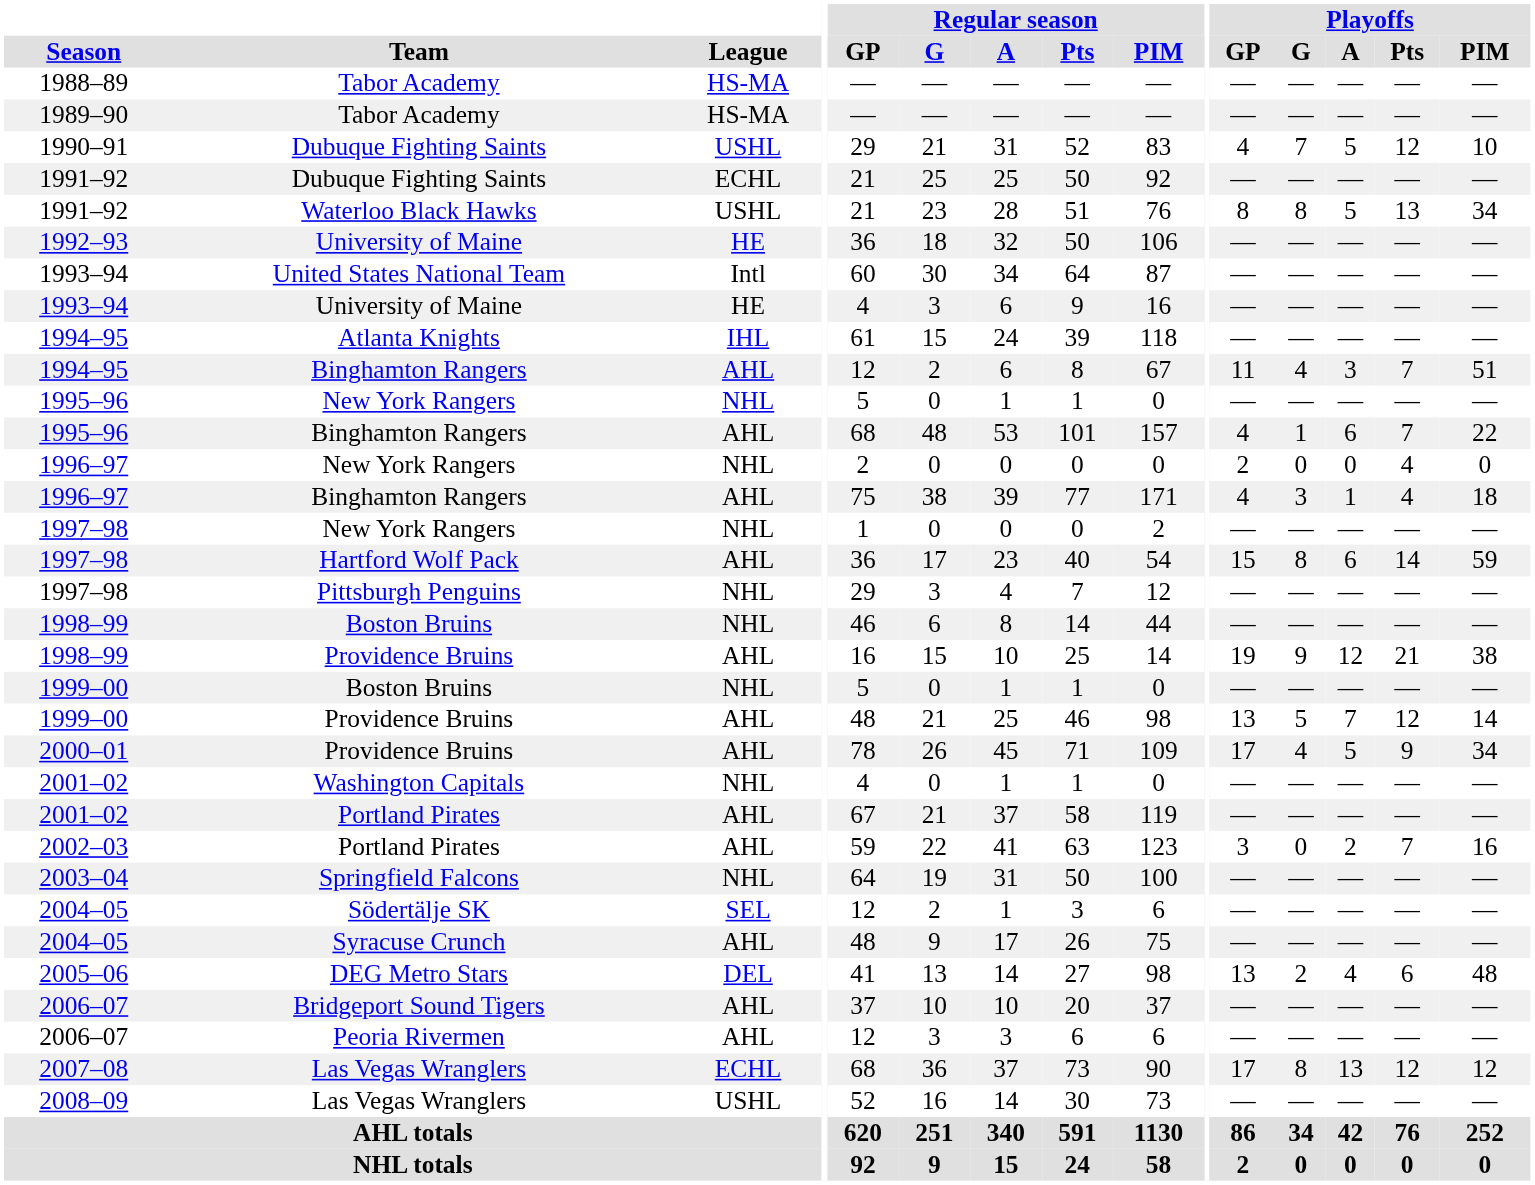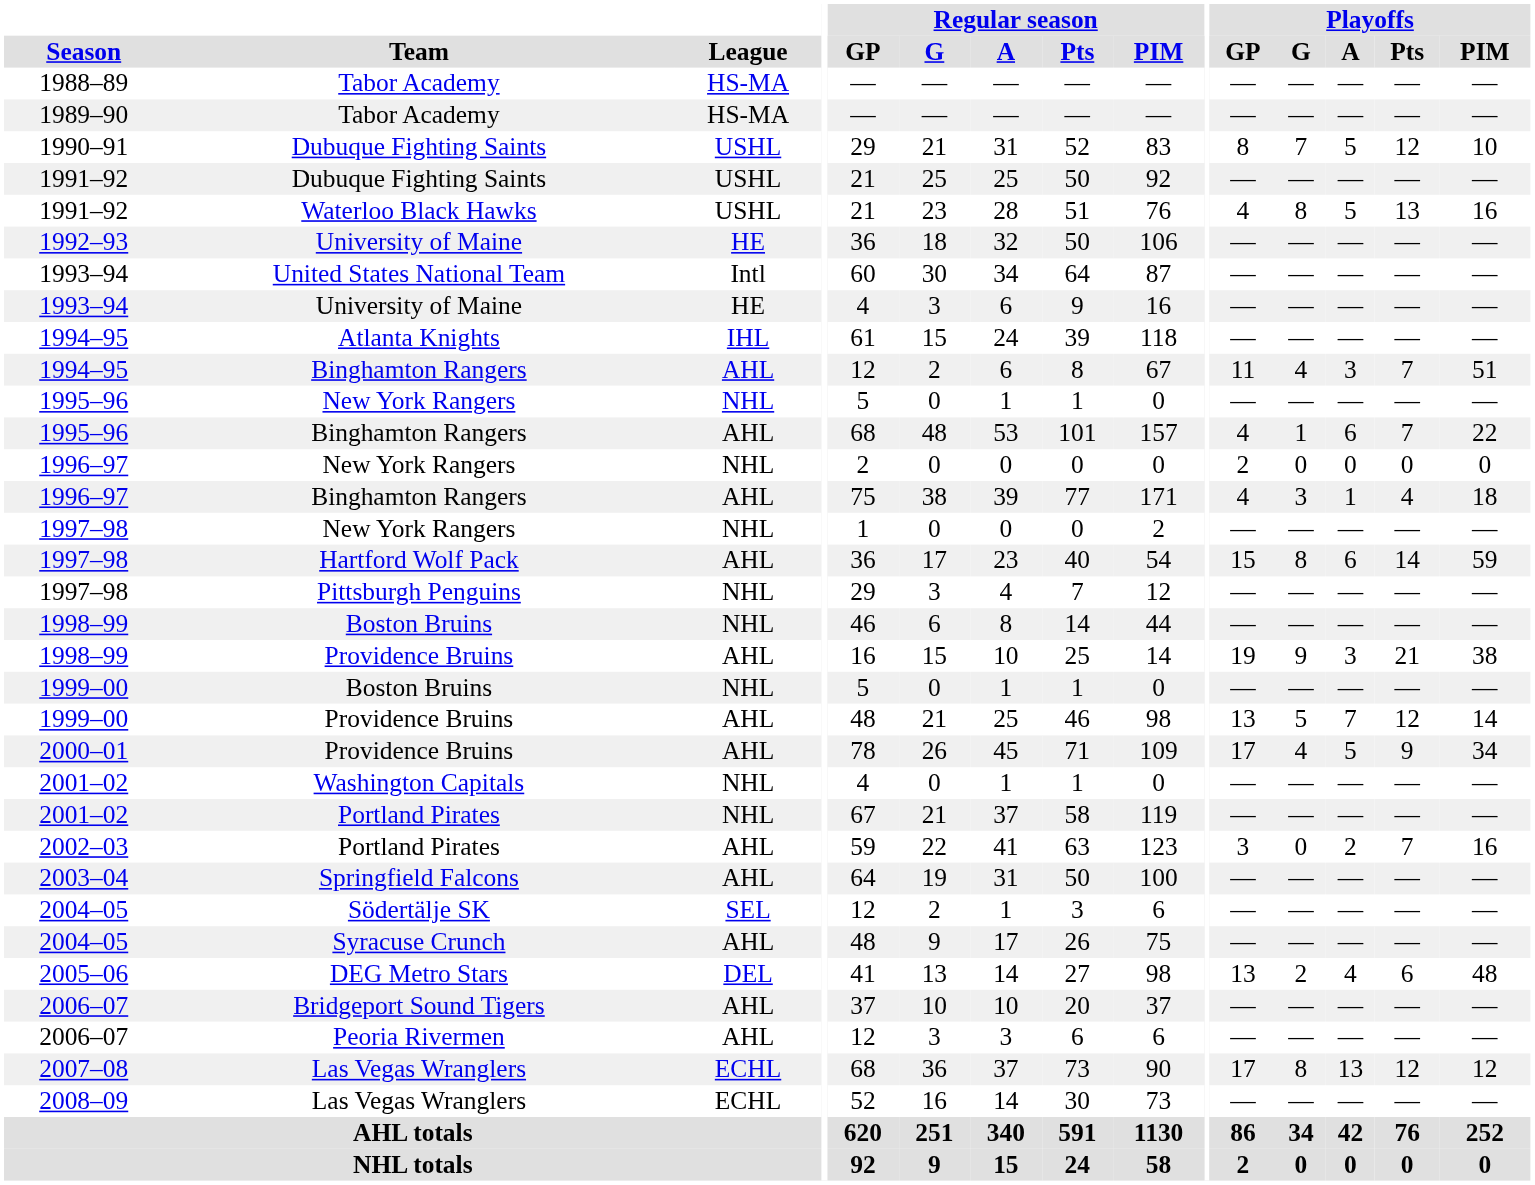(1243, 146) 4 -> (1243, 146) 8
(748, 178) ECHL -> (748, 178) USHL
(1243, 210) 8 -> (1243, 210) 4
(1485, 210) 34 -> (1485, 210) 16
(1407, 464) 4 -> (1407, 464) 0
(1350, 655) 12 -> (1350, 655) 3
(748, 814) AHL -> (748, 814) NHL
(748, 878) NHL -> (748, 878) AHL
(748, 1100) USHL -> (748, 1100) ECHL
